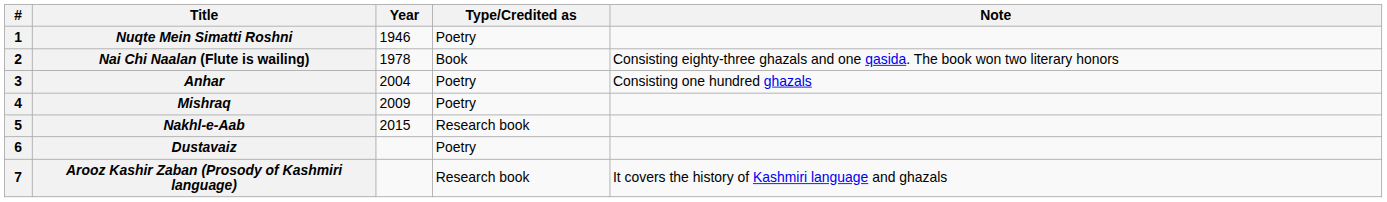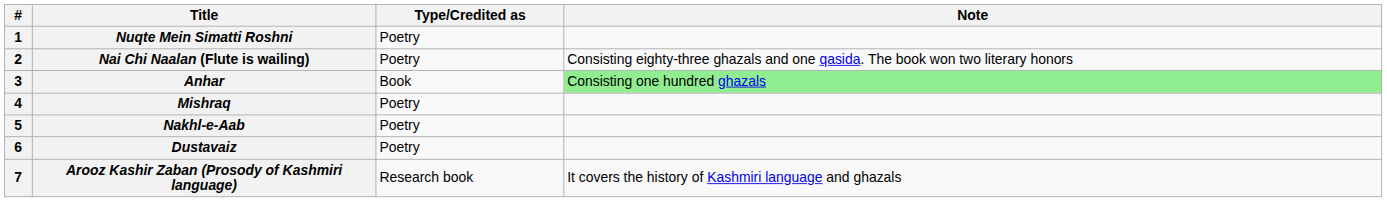- column: (404, 15)
(452, 59) Book -> (400, 59) Poetry
(456, 81) Poetry -> (395, 81) Book
(712, 81) no background -> (667, 81) lightgreen background
(483, 125) Research book -> (400, 125) Poetry
